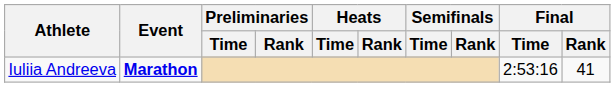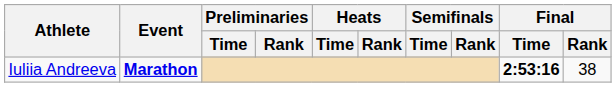(530, 70) normal -> (531, 70) bold
(586, 70) 41 -> (587, 70) 38
